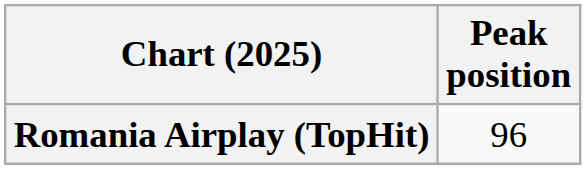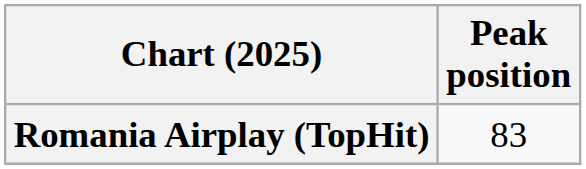(509, 133) 96 -> (509, 133) 83
